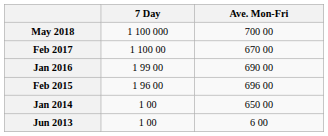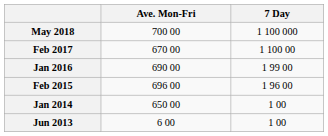columns swapped: (148, 13) <-> (259, 13)
